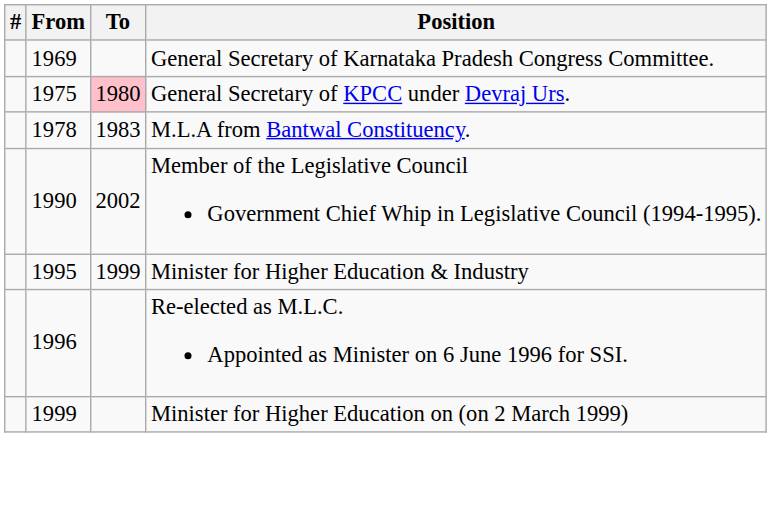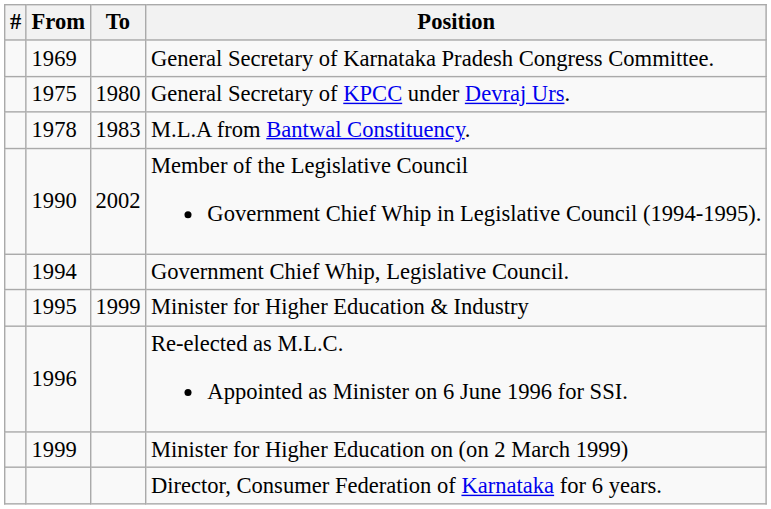(118, 93) pink background -> (118, 93) no background
+ row: (360, 271)
+ row: (406, 485)
